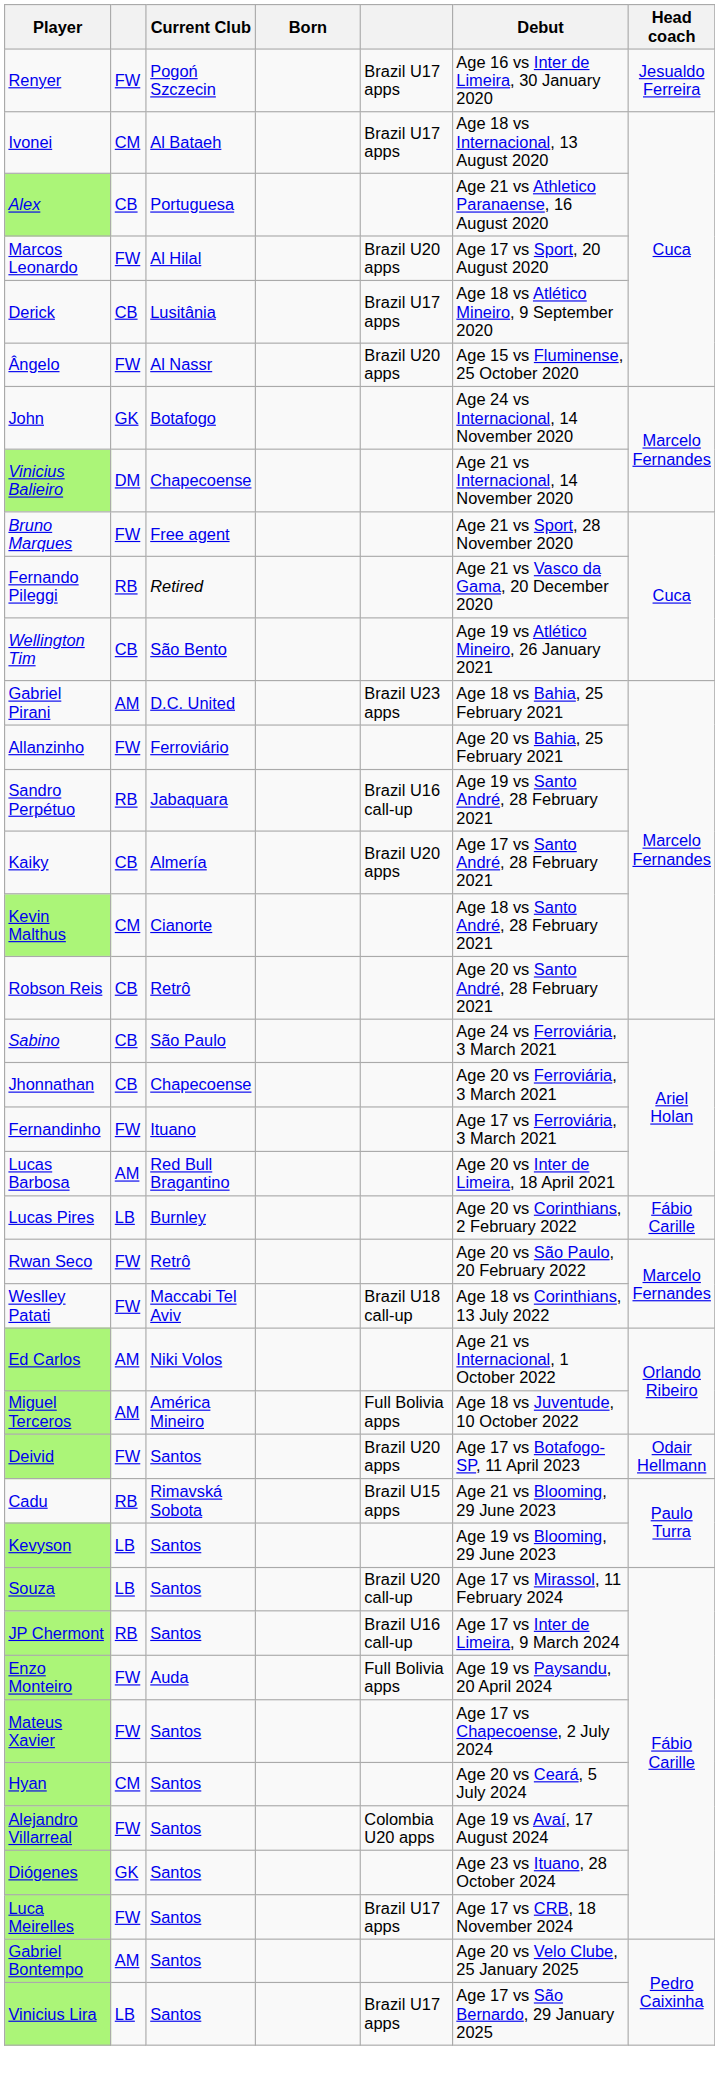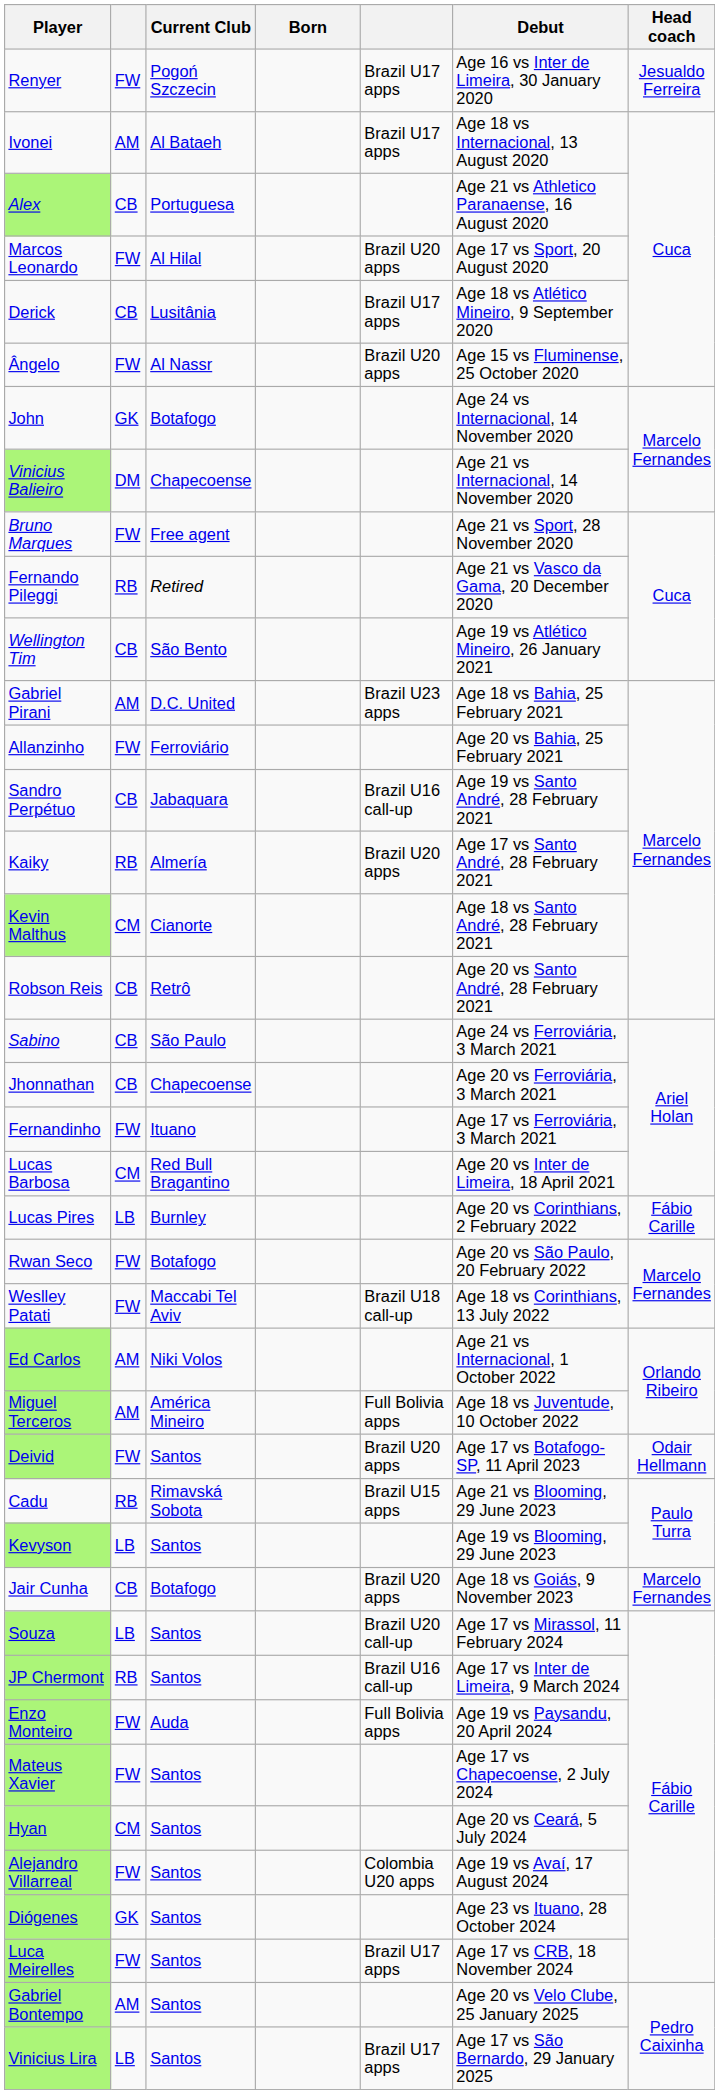(128, 143) CM -> (127, 143) AM
(126, 801) RB -> (126, 801) CB
(126, 863) CB -> (126, 863) RB
(127, 1174) AM -> (128, 1174) CM
(170, 1262) Retrô -> (183, 1262) Botafogo
+ row: (48, 1589)
